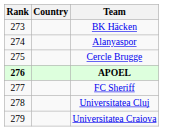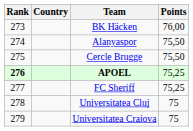+ column: (174, 12)
